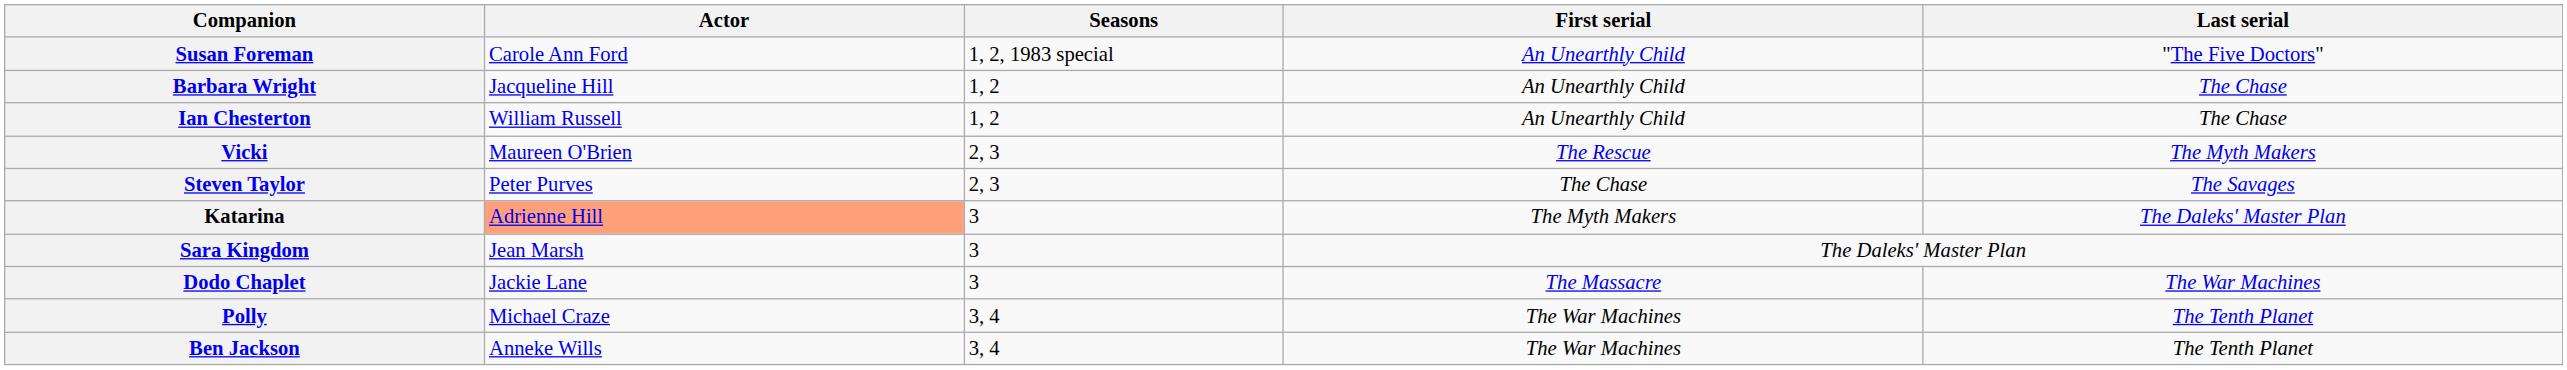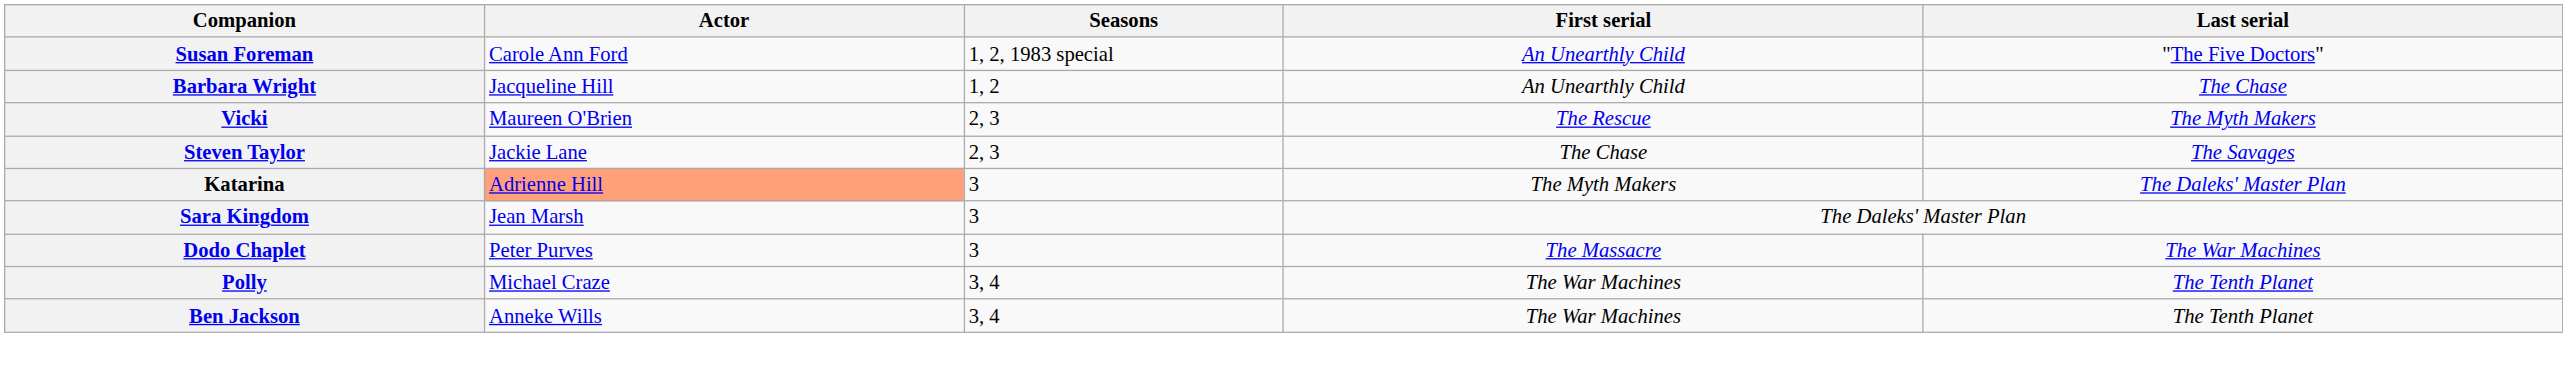- row: (244, 119)
(541, 184) Peter Purves -> (538, 151) Jackie Lane
(538, 282) Jackie Lane -> (541, 250) Peter Purves
